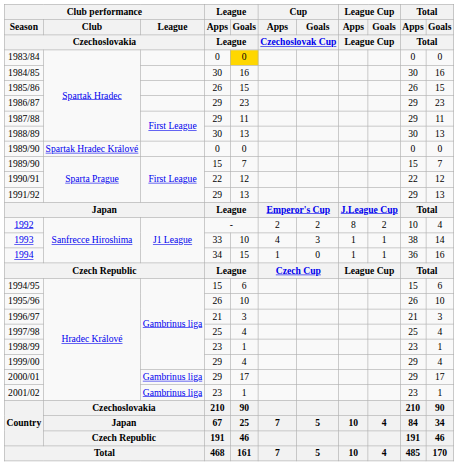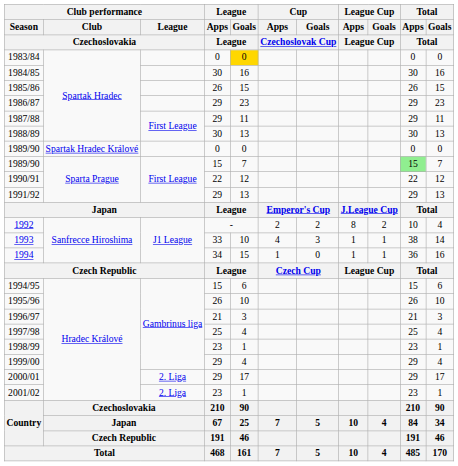(413, 164) no background -> (413, 164) lightgreen background
(173, 377) Gambrinus liga -> (173, 377) 2. Liga
(173, 392) Gambrinus liga -> (173, 392) 2. Liga
